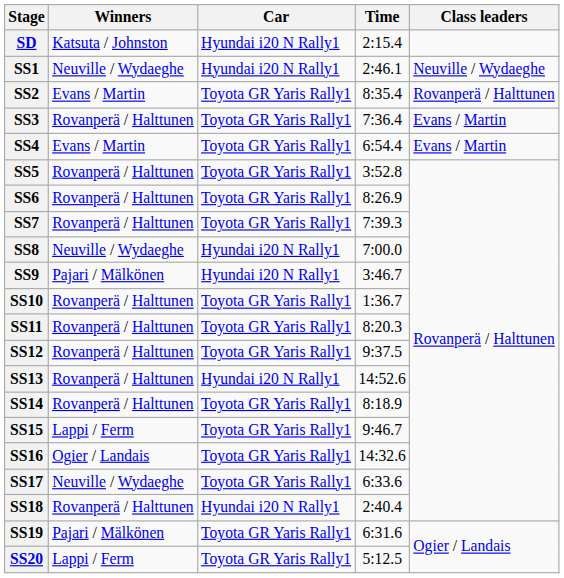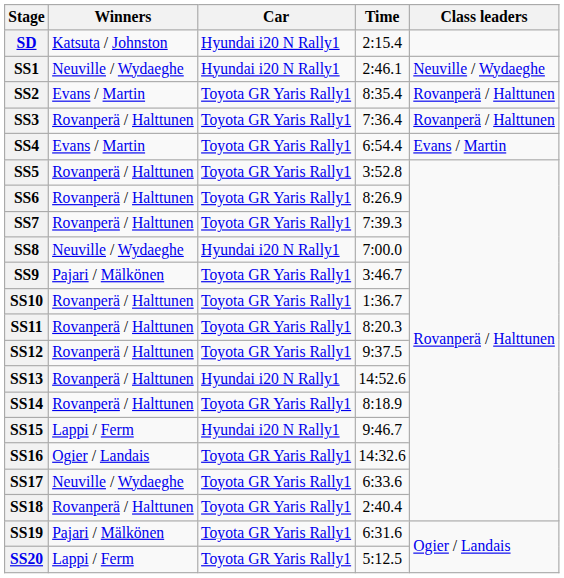(460, 120) Evans / Martin -> (484, 120) Rovanperä / Halttunen
(270, 275) Hyundai i20 N Rally1 -> (276, 275) Toyota GR Yaris Rally1
(276, 429) Toyota GR Yaris Rally1 -> (270, 429) Hyundai i20 N Rally1
(270, 507) Hyundai i20 N Rally1 -> (276, 507) Toyota GR Yaris Rally1
